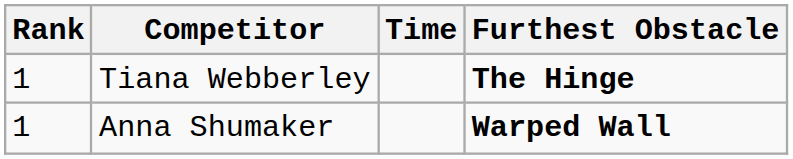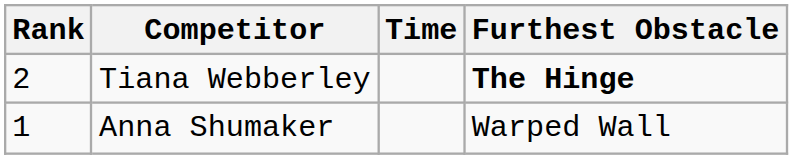(21, 79) 1 -> (21, 79) 2
(571, 128) bold -> (571, 128) normal
